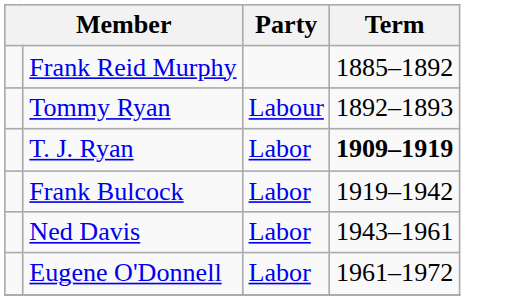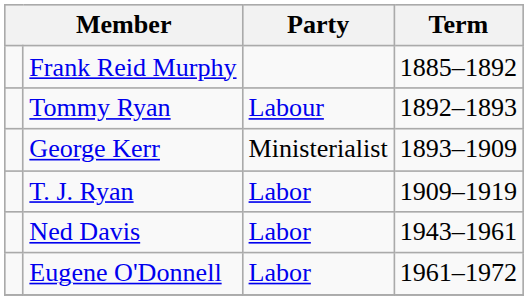+ row: (95, 149)
(395, 149) bold -> (458, 190) normal
- row: (107, 190)
